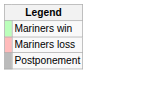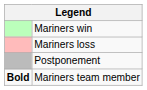+ row: (87, 77)
